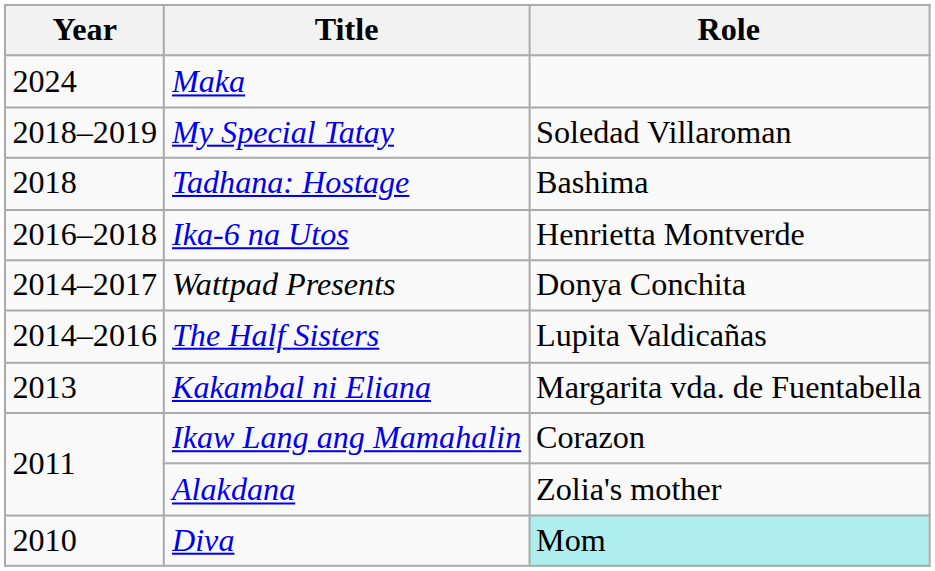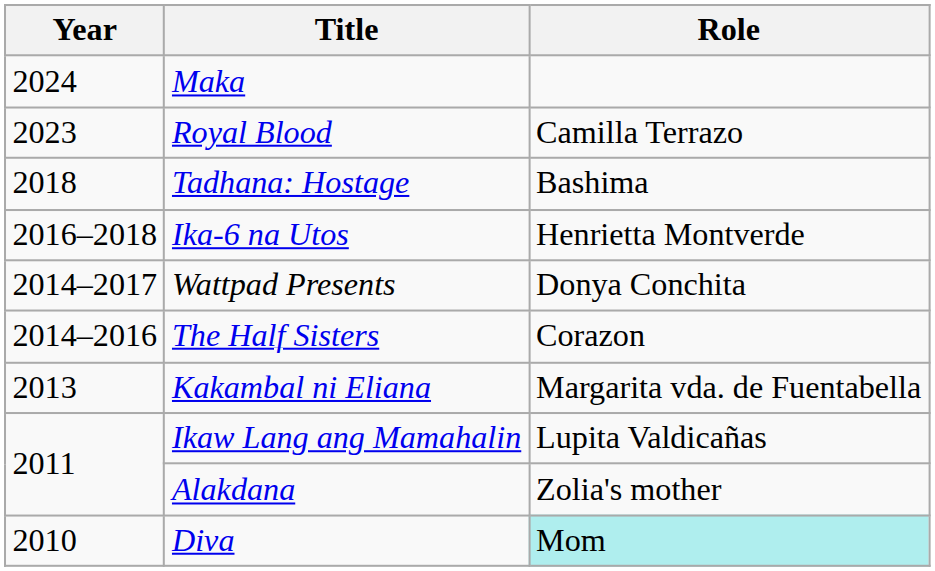+ row: (252, 132)
- row: (283, 132)
(651, 336) Lupita Valdicañas -> (591, 336) Corazon
(591, 438) Corazon -> (651, 438) Lupita Valdicañas
